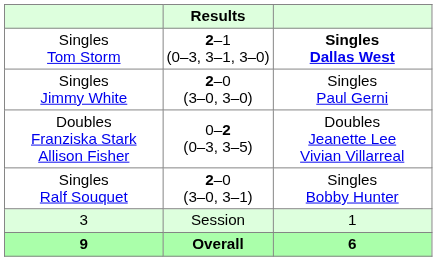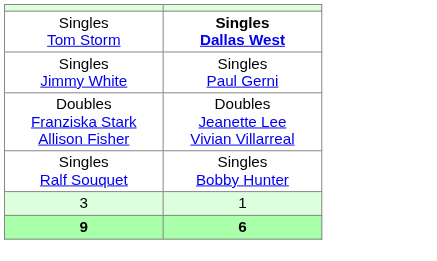- column: (218, 16)
